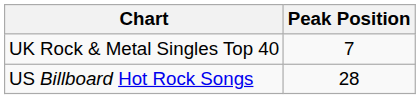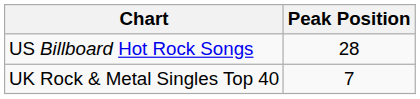rows swapped: (144, 49) <-> (131, 78)
